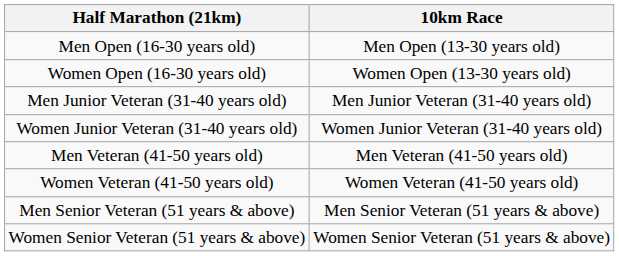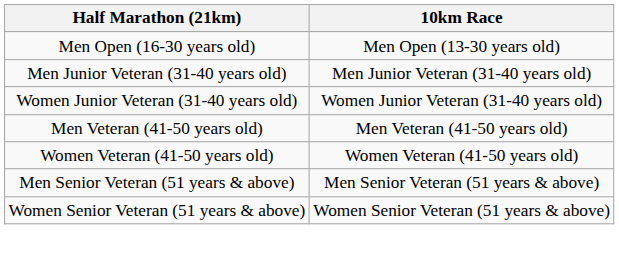- row: (157, 73)
